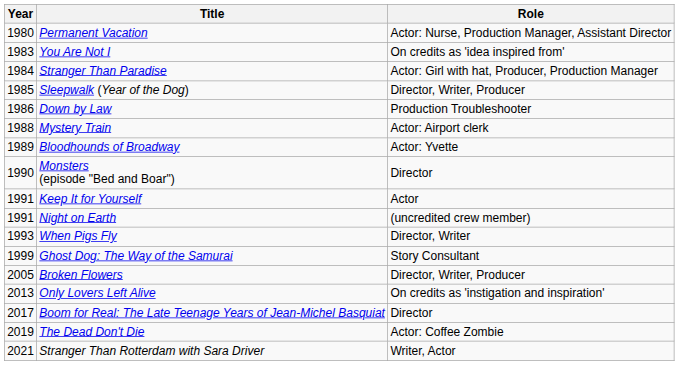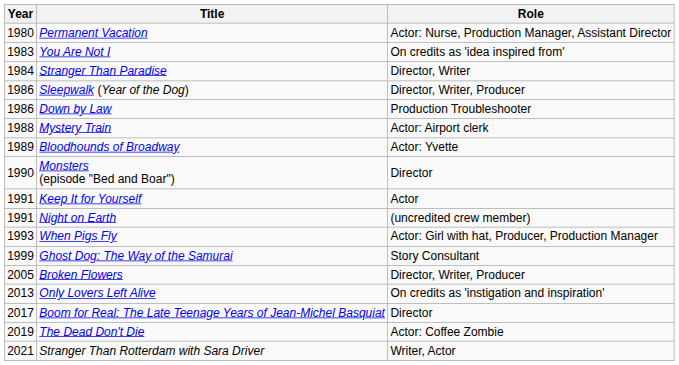(524, 71) Actor: Girl with hat, Producer, Production Manager -> (430, 71) Director, Writer
(20, 90) 1985 -> (20, 90) 1986
(430, 236) Director, Writer -> (524, 236) Actor: Girl with hat, Producer, Production Manager
